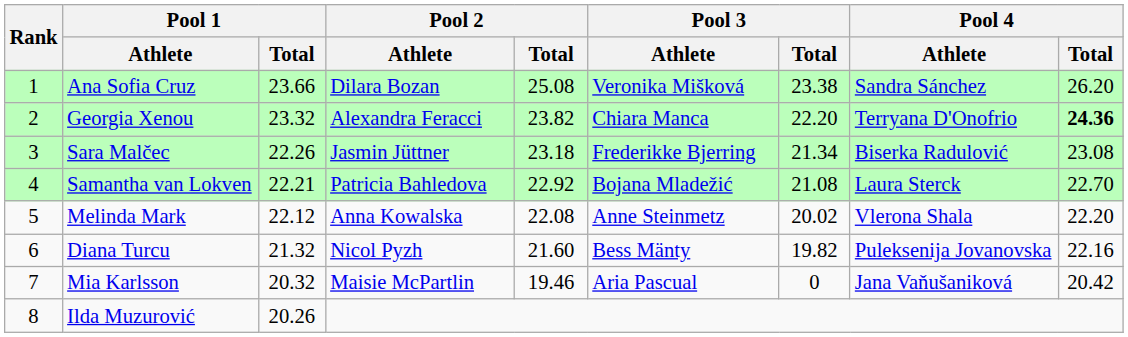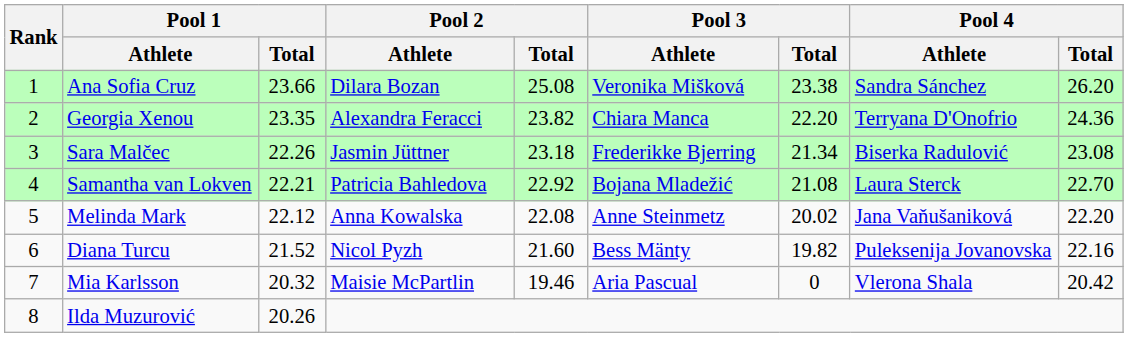(292, 119) 23.32 -> (292, 119) 23.35
(1091, 119) bold -> (1091, 119) normal
(914, 217) Vlerona Shala -> (933, 217) Jana Vaňušaniková
(292, 250) 21.32 -> (292, 250) 21.52
(933, 282) Jana Vaňušaniková -> (914, 282) Vlerona Shala
